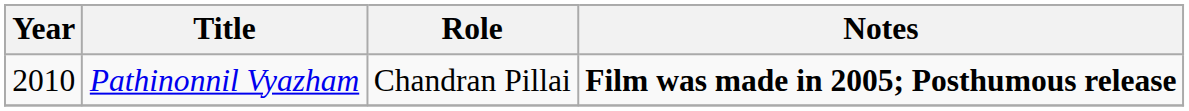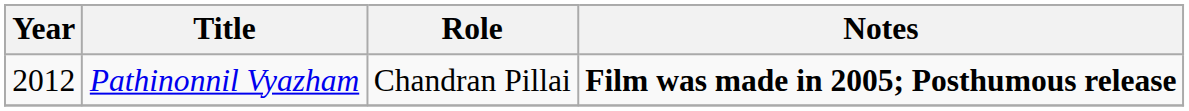(44, 79) 2010 -> (44, 79) 2012
